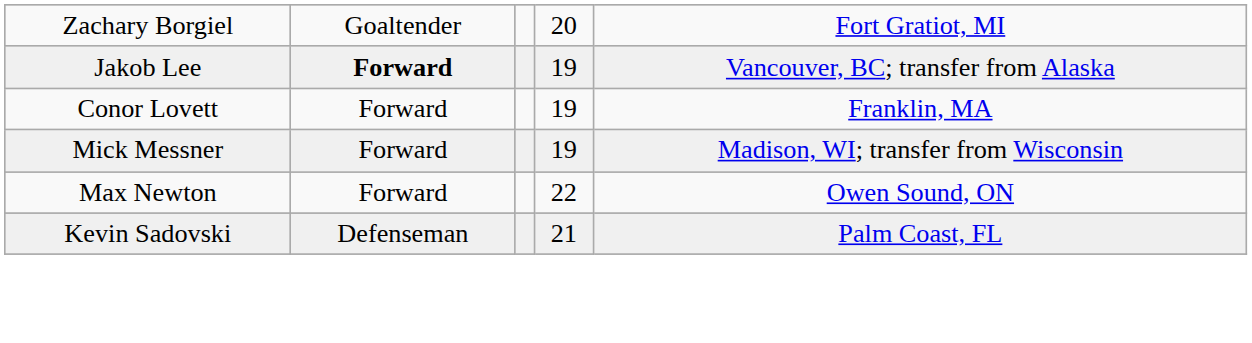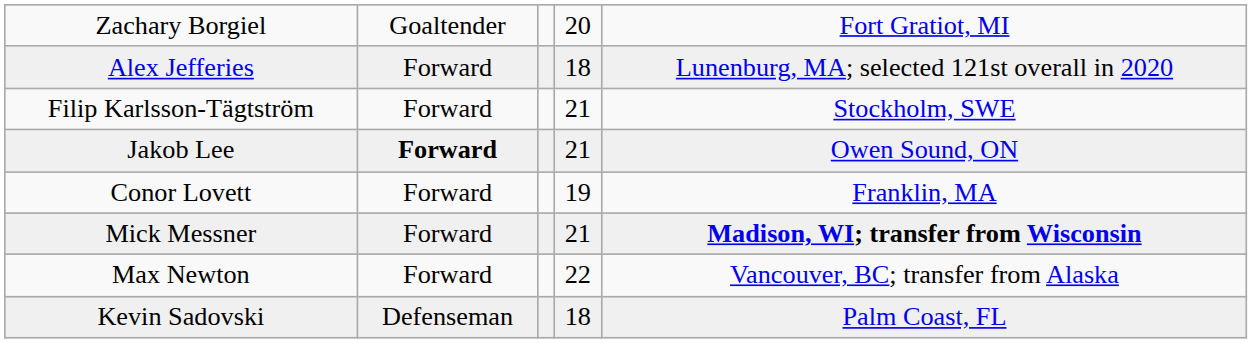+ row: (181, 66)
+ row: (181, 108)
(564, 66) 19 -> (578, 150) 21
(920, 66) Vancouver, BC; transfer from Alaska -> (924, 150) Owen Sound, ON
(564, 150) 19 -> (578, 233) 21
(920, 150) normal -> (924, 233) bold
(920, 191) Owen Sound, ON -> (924, 274) Vancouver, BC; transfer from Alaska
(564, 233) 21 -> (578, 316) 18
